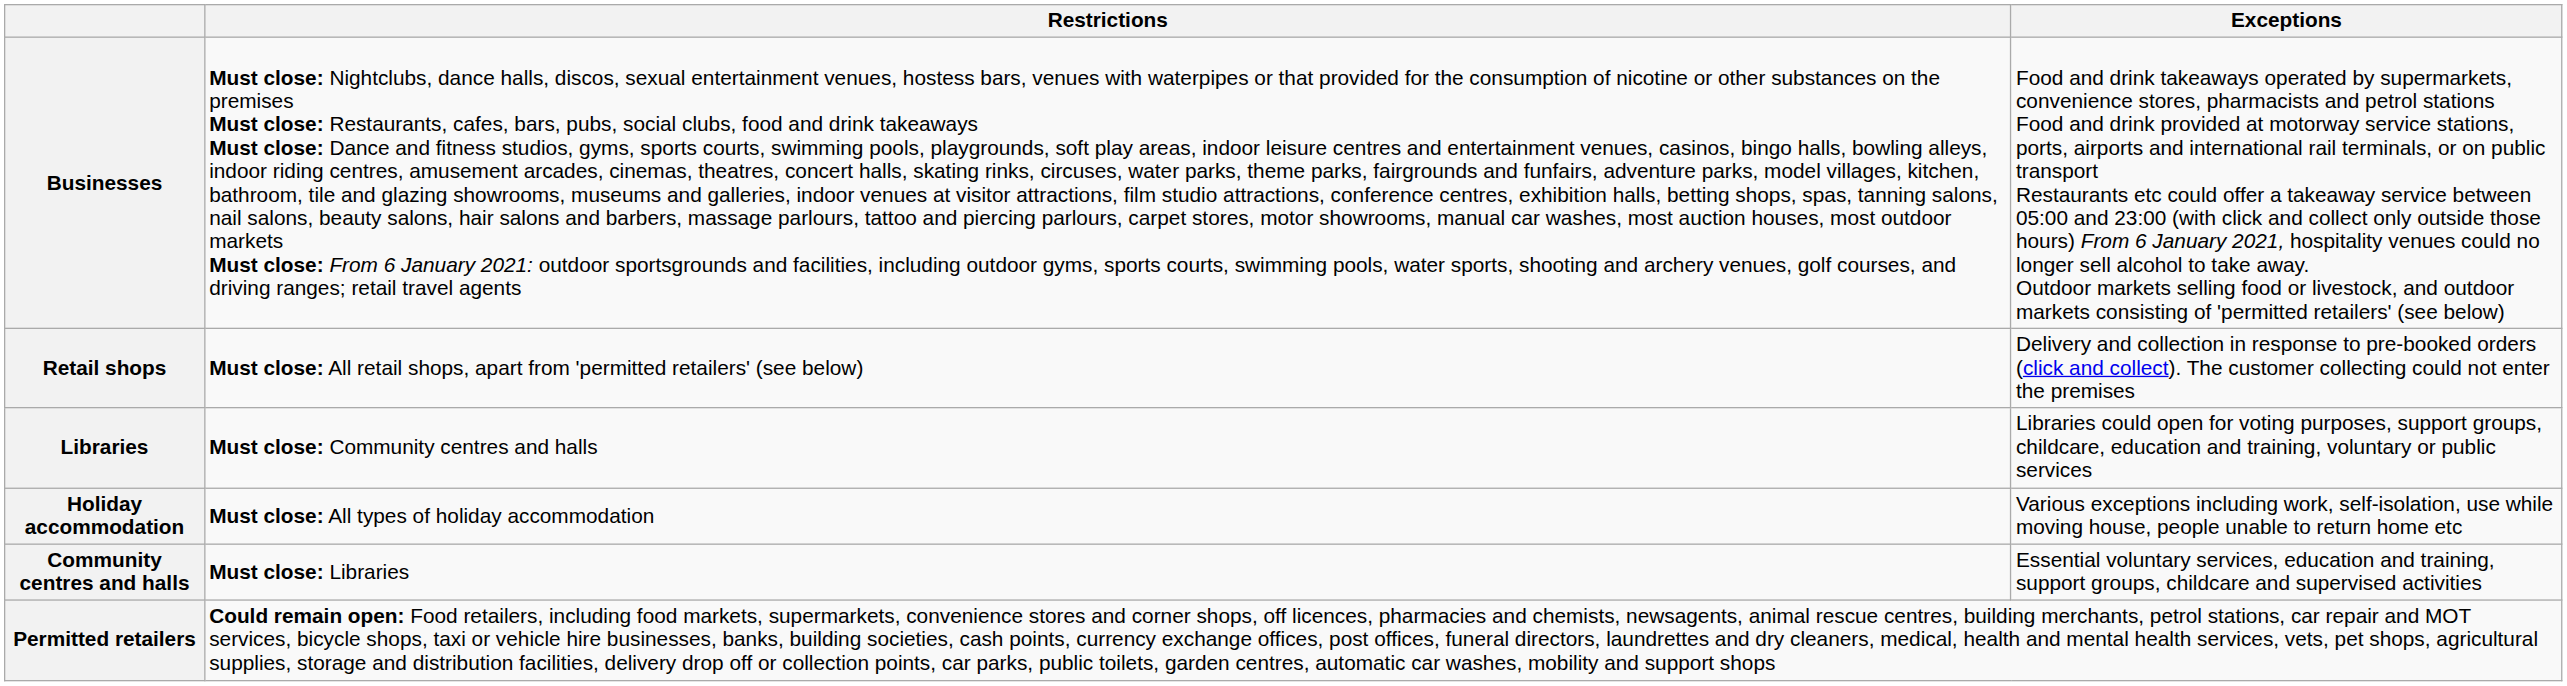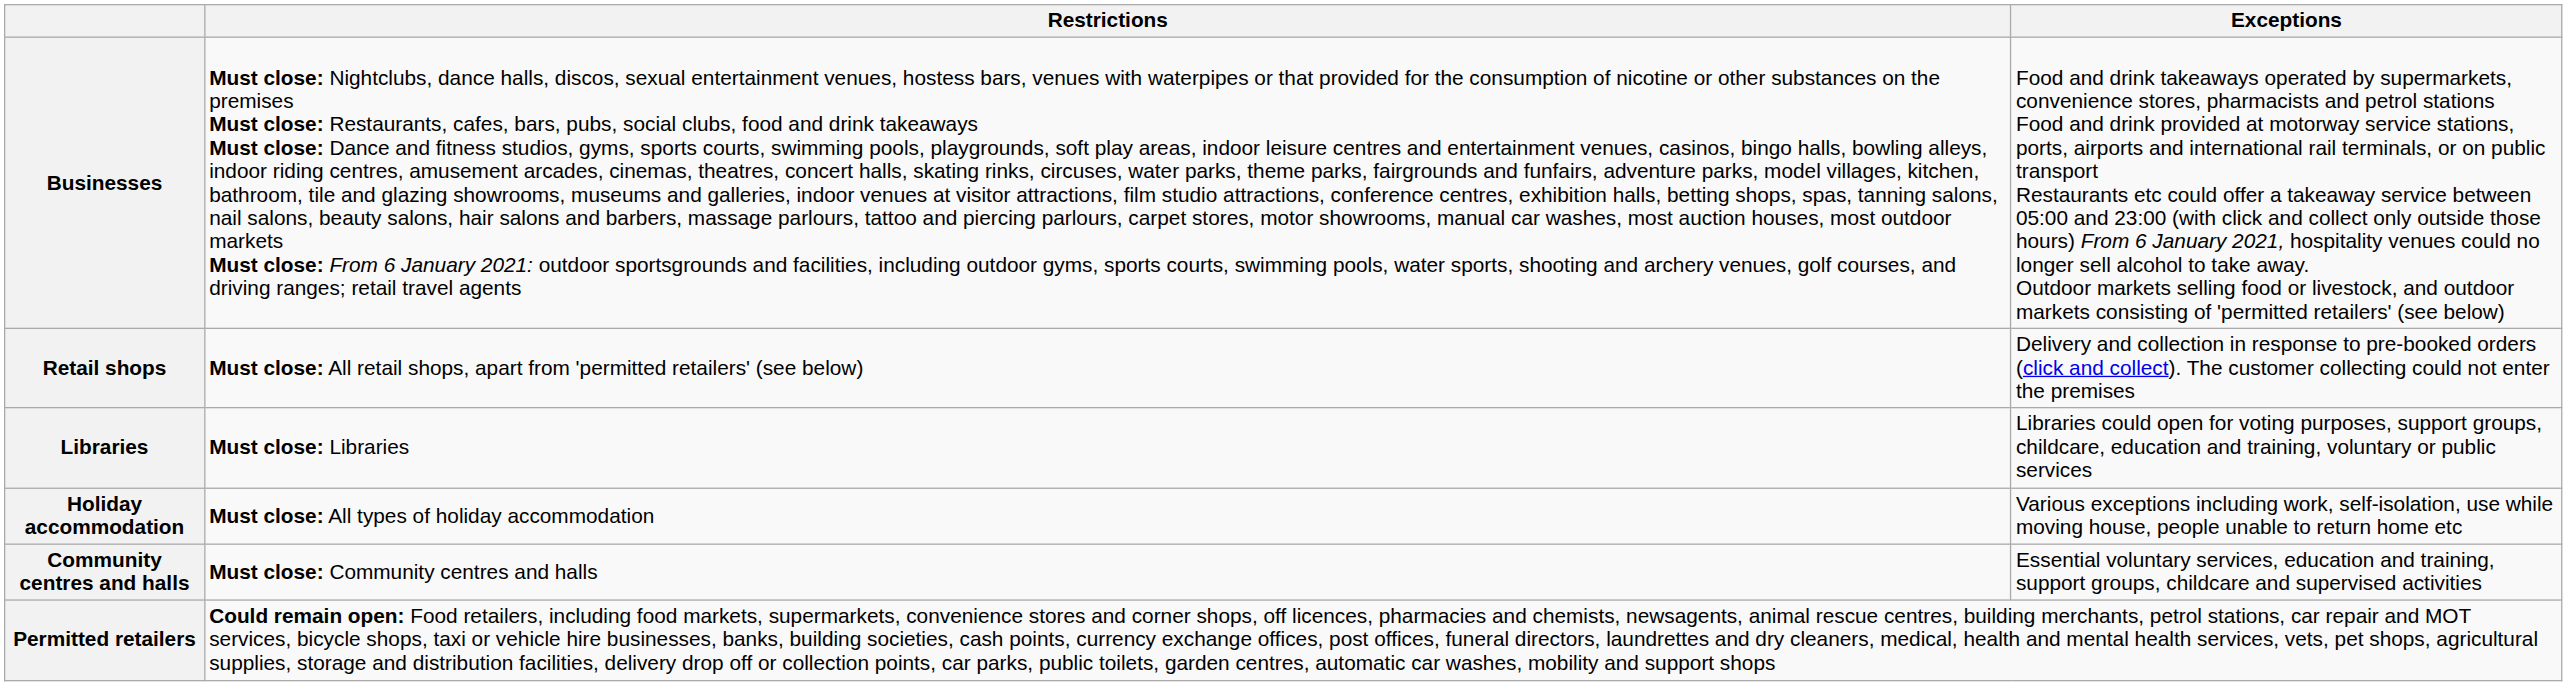(403, 447) Must close: Community centres and halls -> (309, 447) Must close: Libraries
(309, 572) Must close: Libraries -> (403, 572) Must close: Community centres and halls
